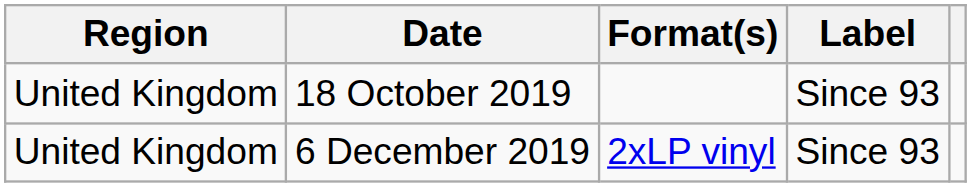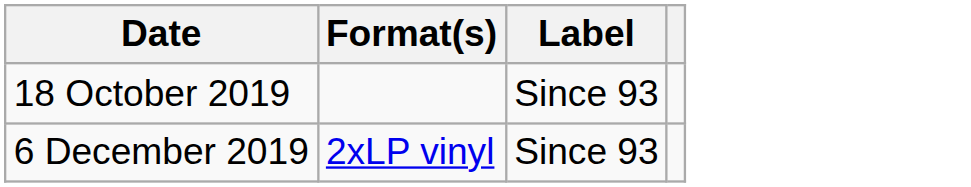- column: (146, 33)
